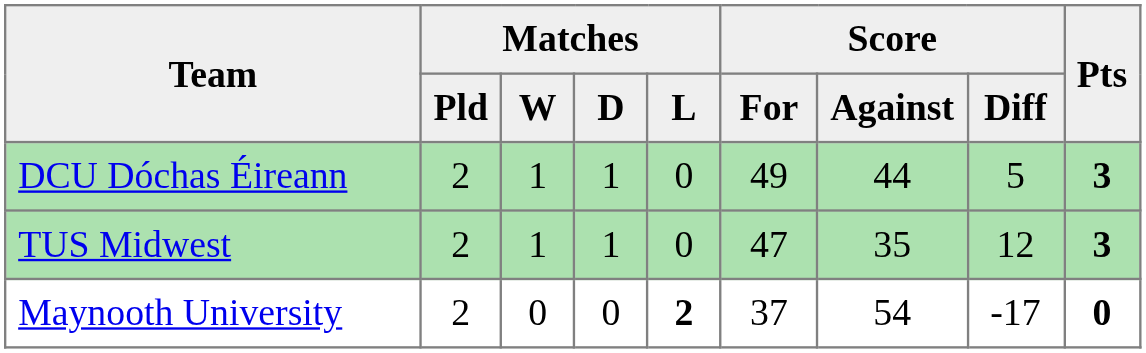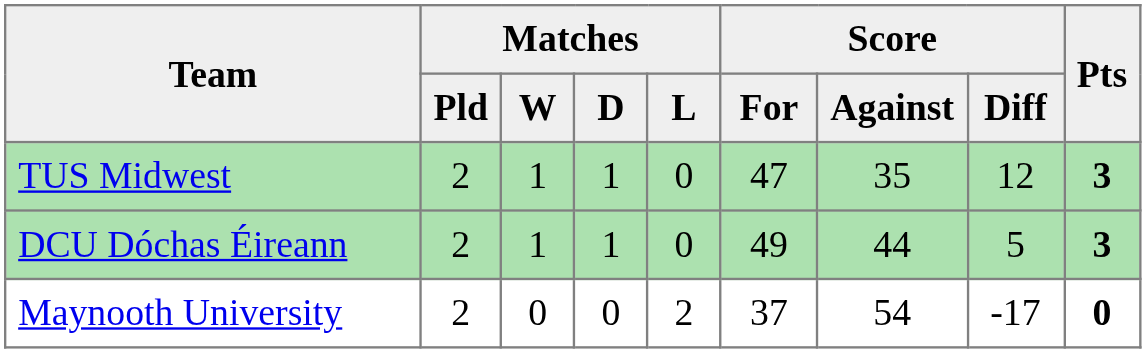rows swapped: (125, 244) <-> (183, 175)
(684, 312) bold -> (684, 312) normal
